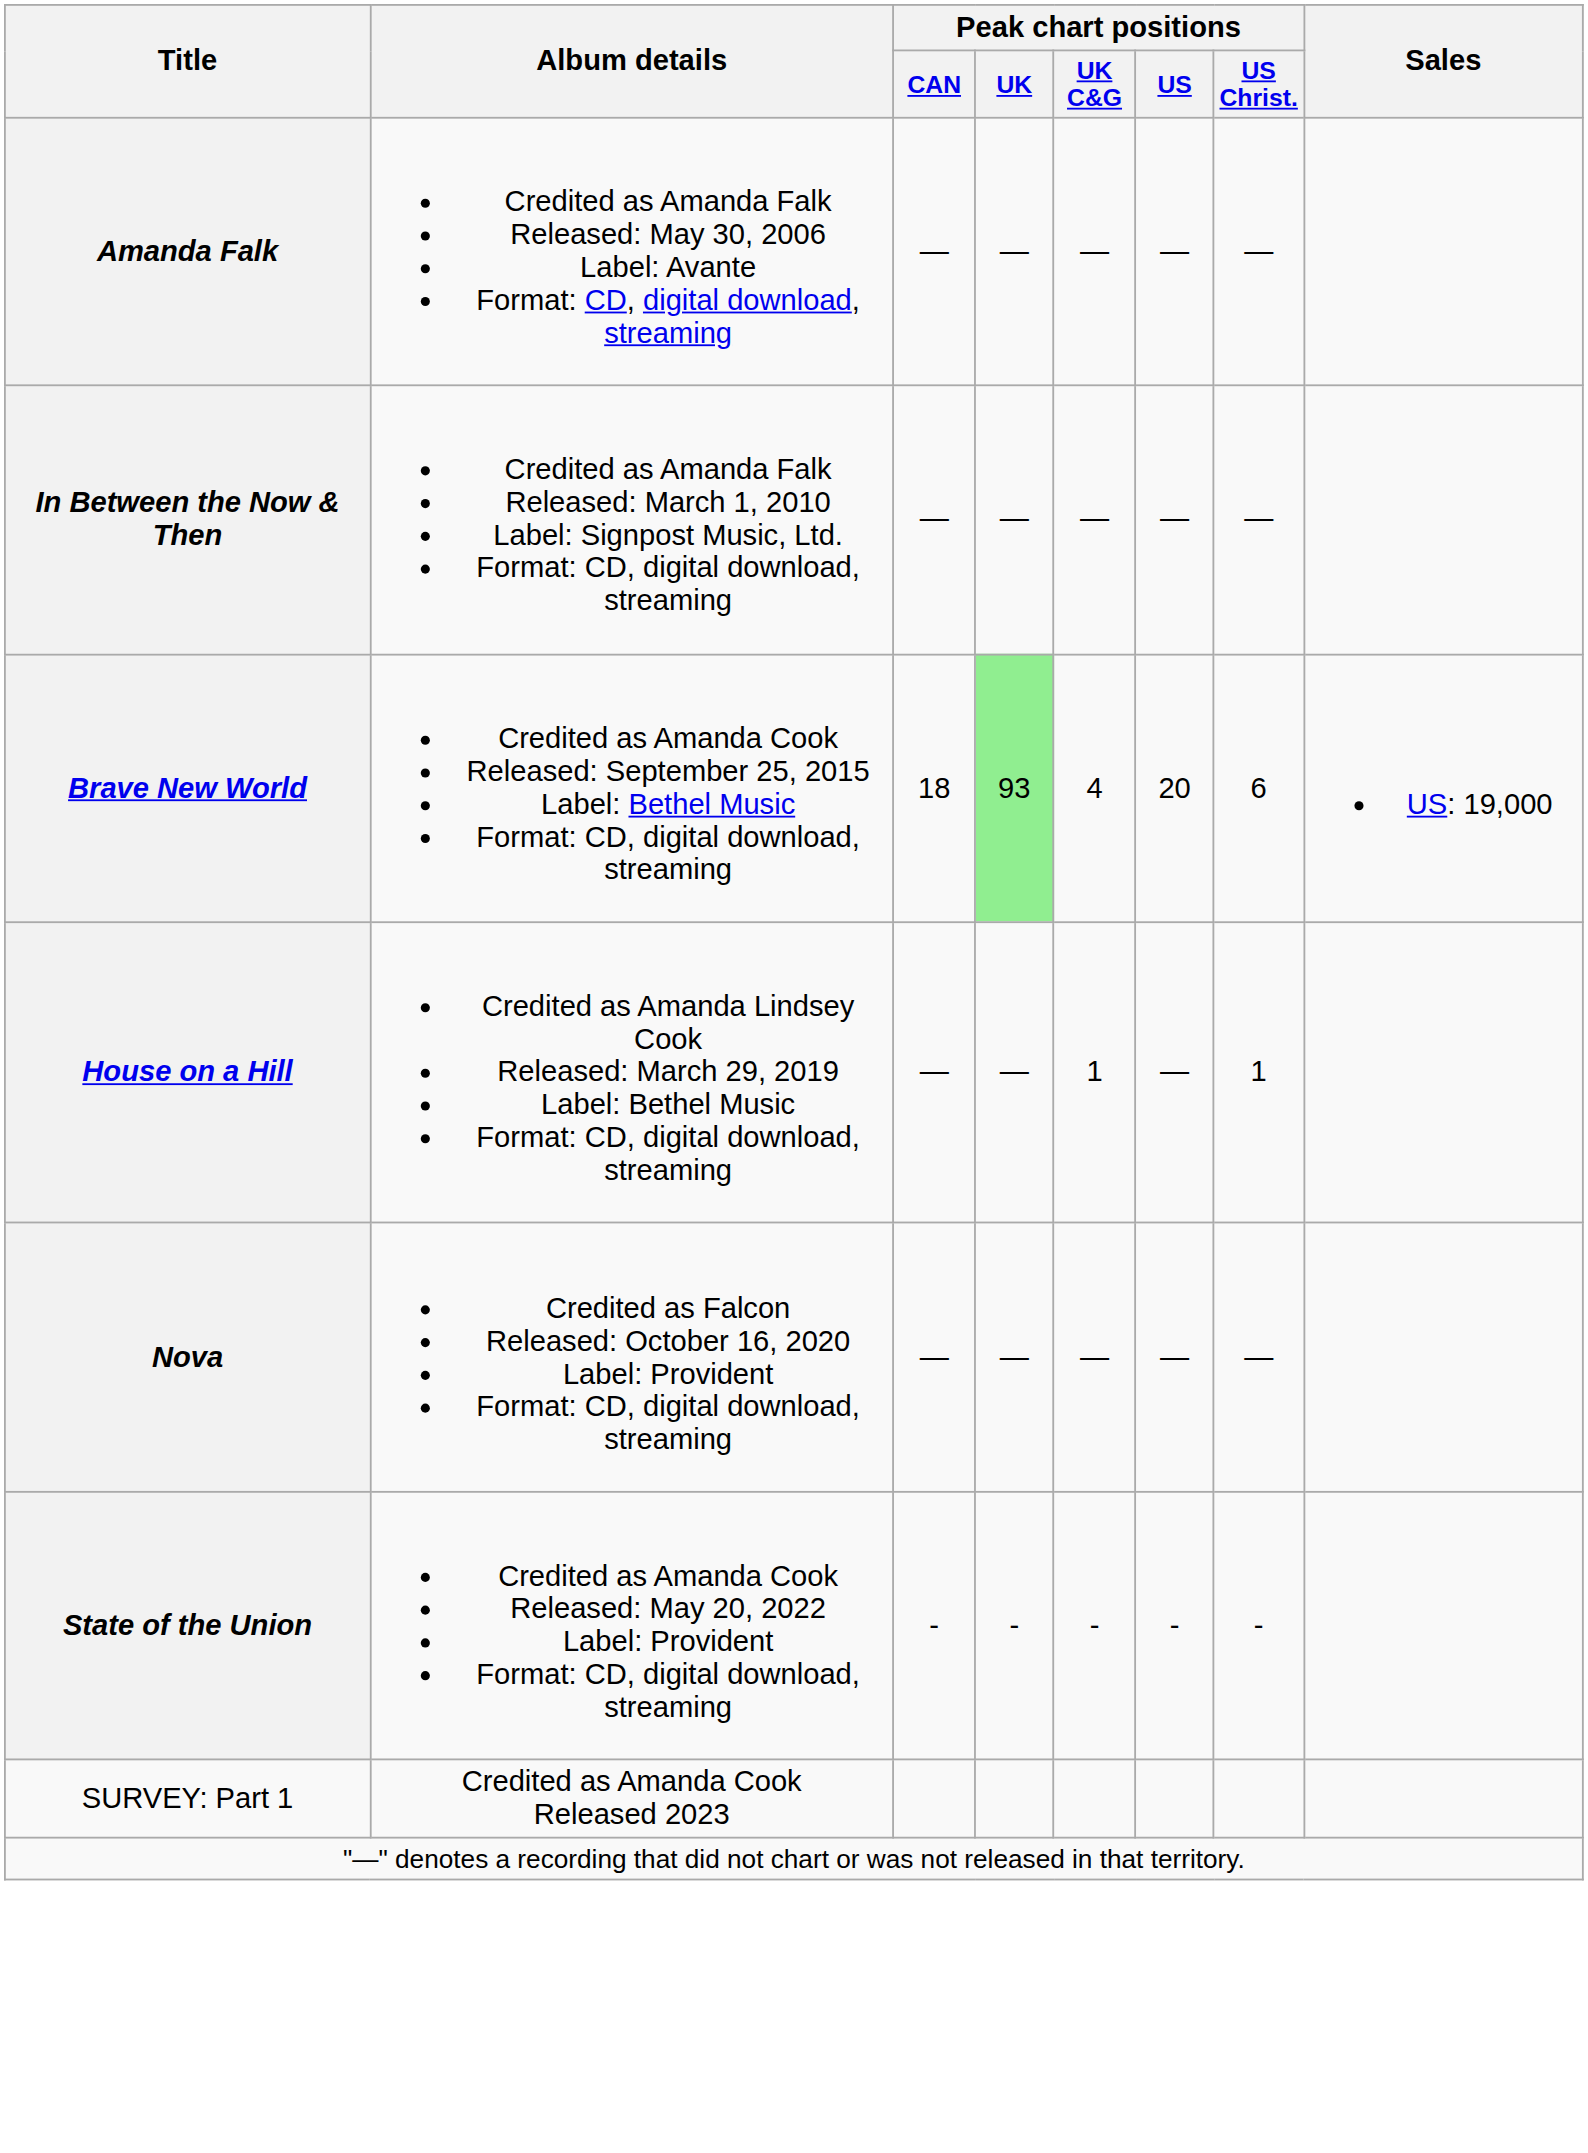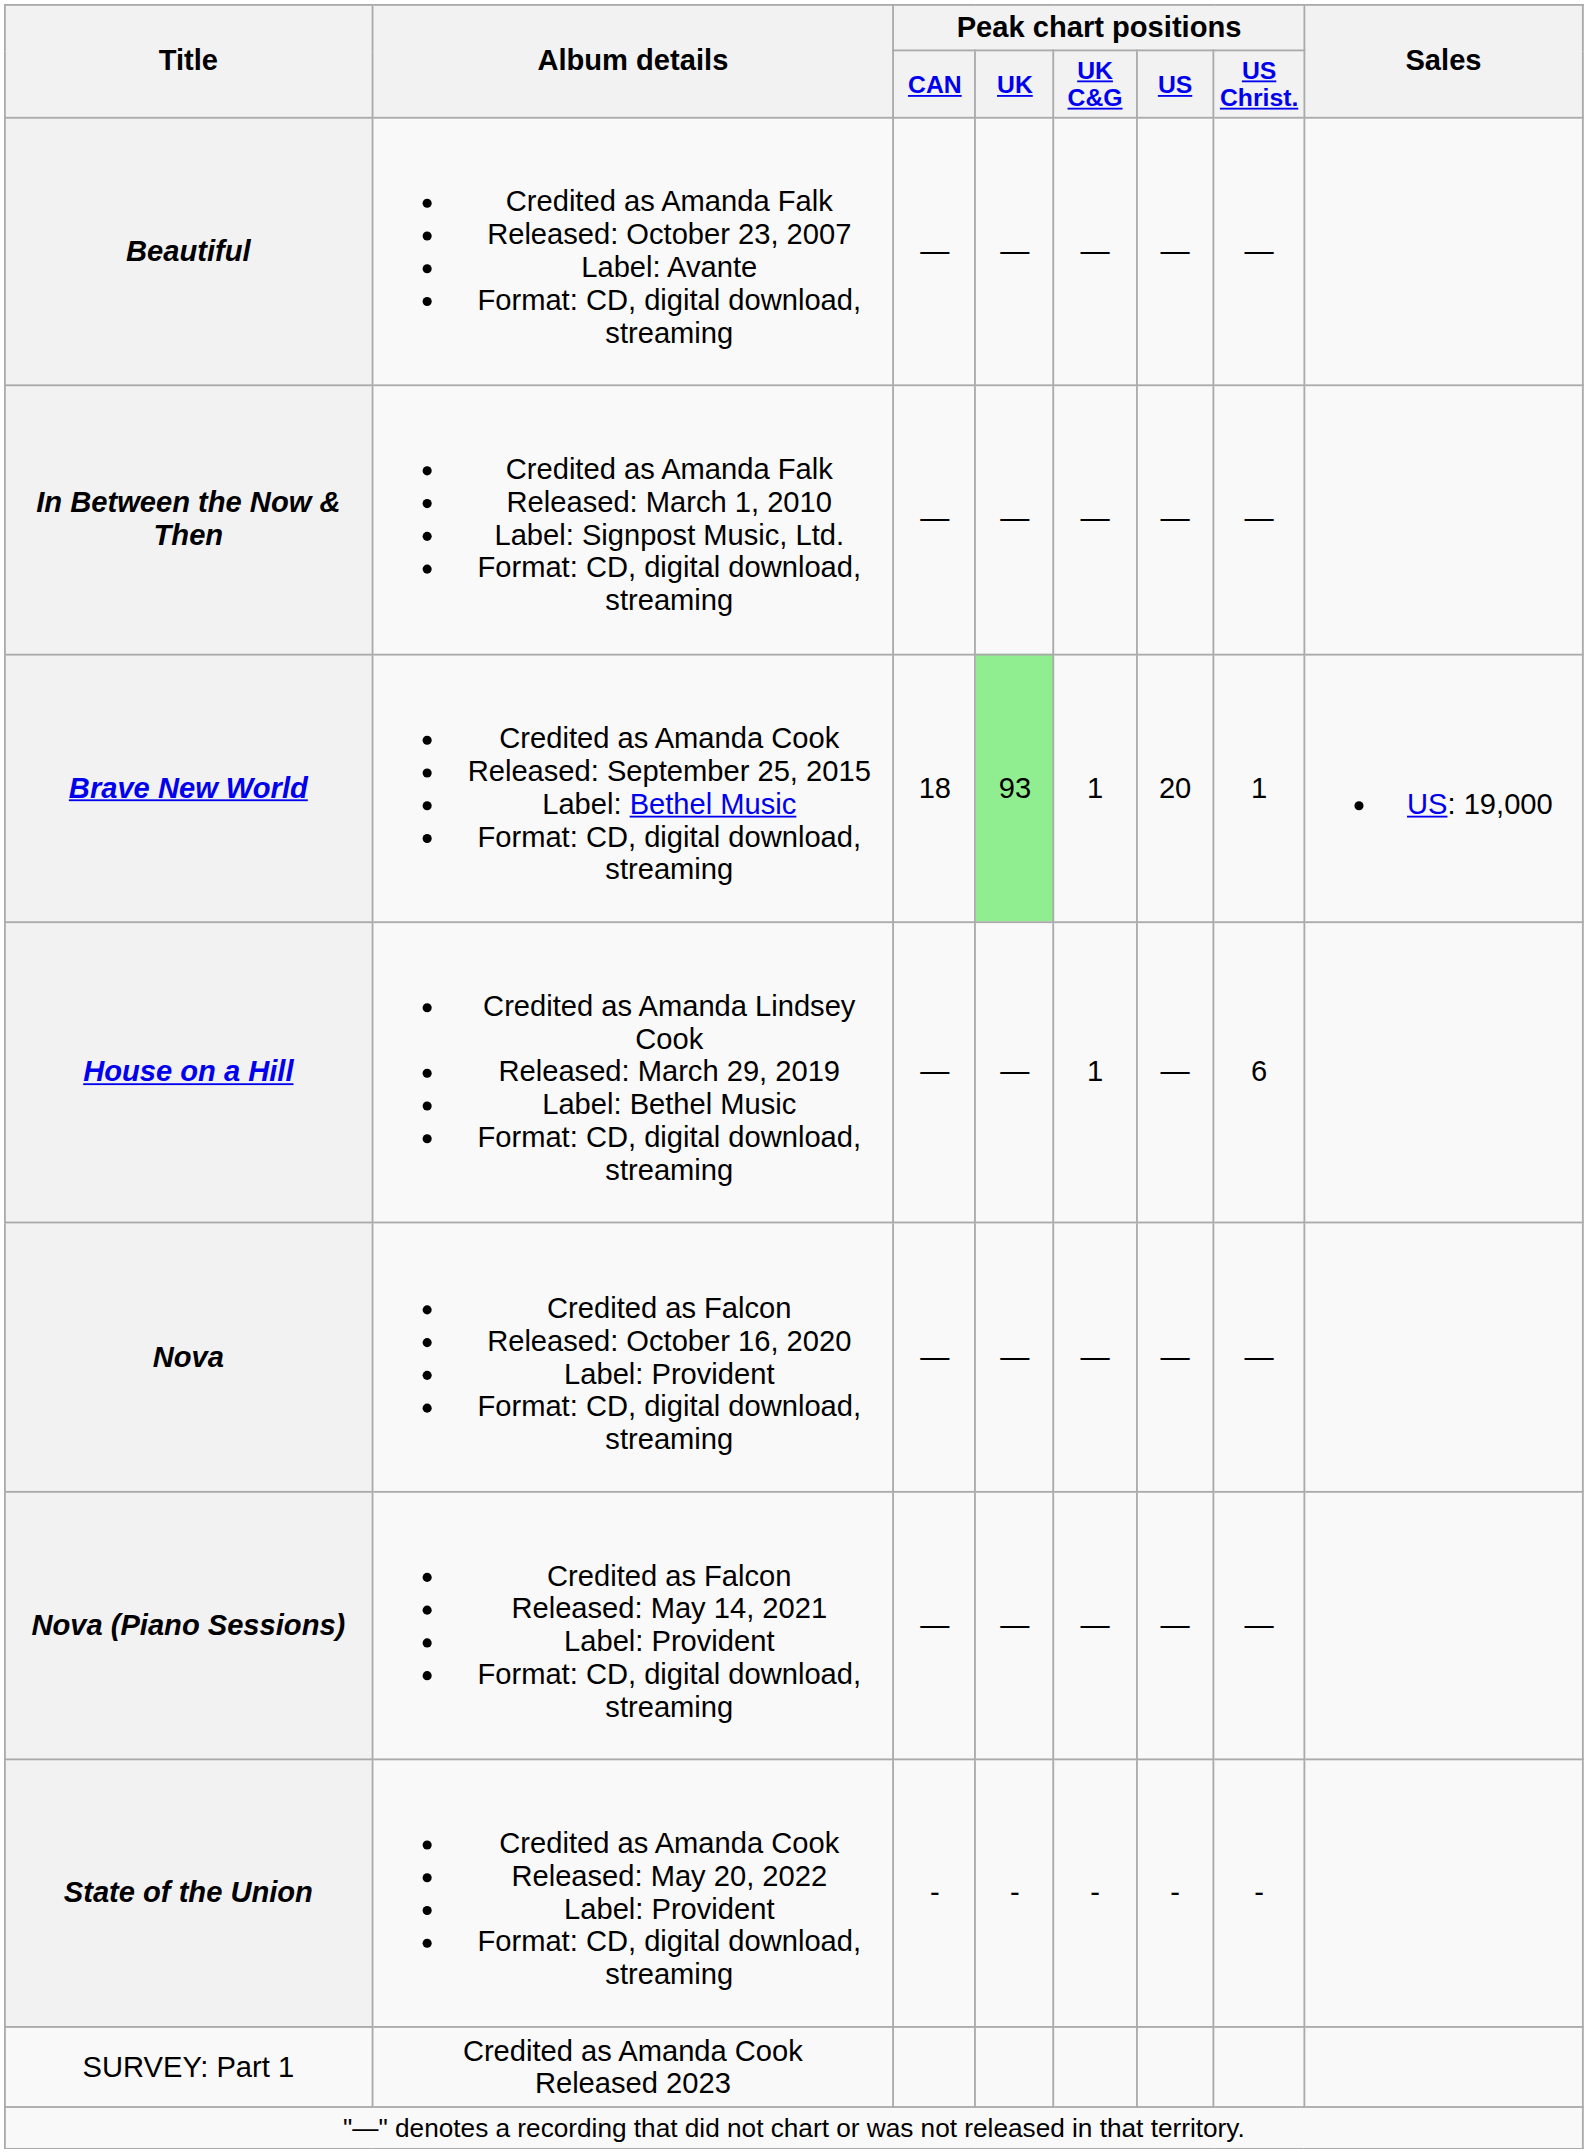- row: (188, 251)
+ row: (188, 251)
(1095, 787) 4 -> (1095, 787) 1
(1259, 787) 6 -> (1259, 787) 1
(1259, 1072) 1 -> (1259, 1072) 6
+ row: (188, 1624)
